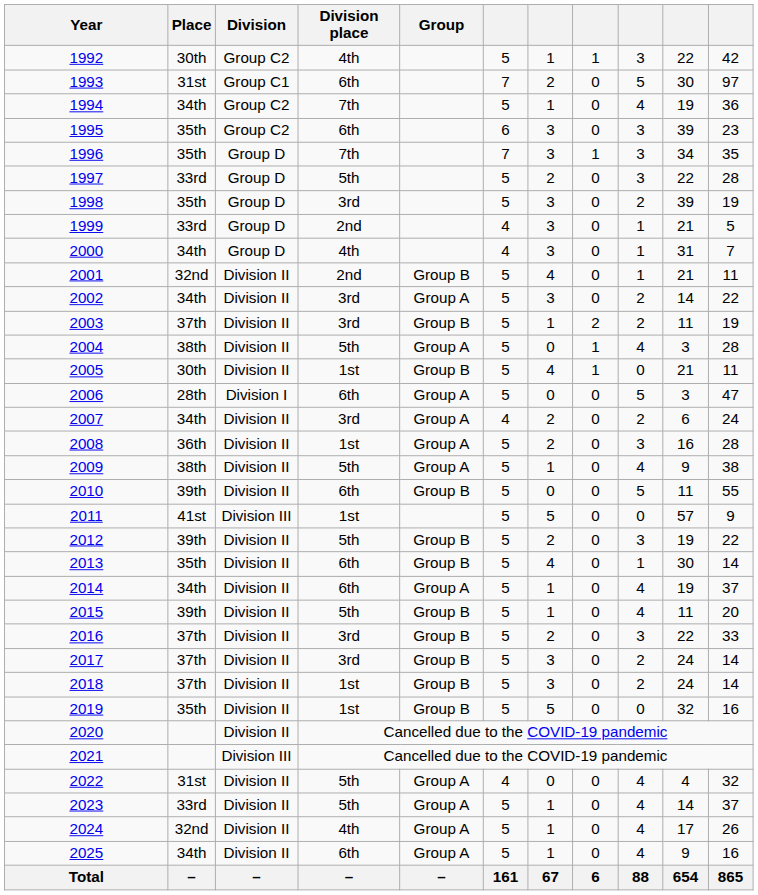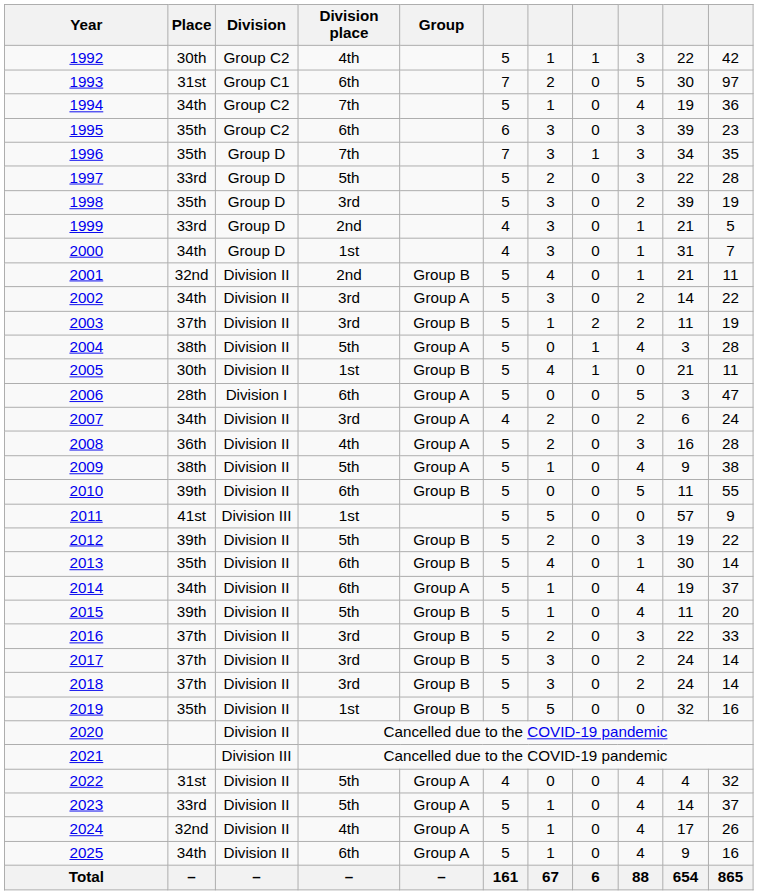(349, 250) 4th -> (349, 250) 1st
(349, 443) 1st -> (349, 443) 4th
(349, 684) 1st -> (349, 684) 3rd
